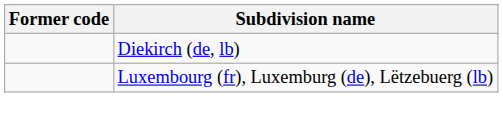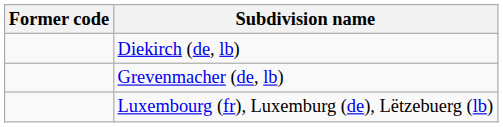+ row: (201, 77)
